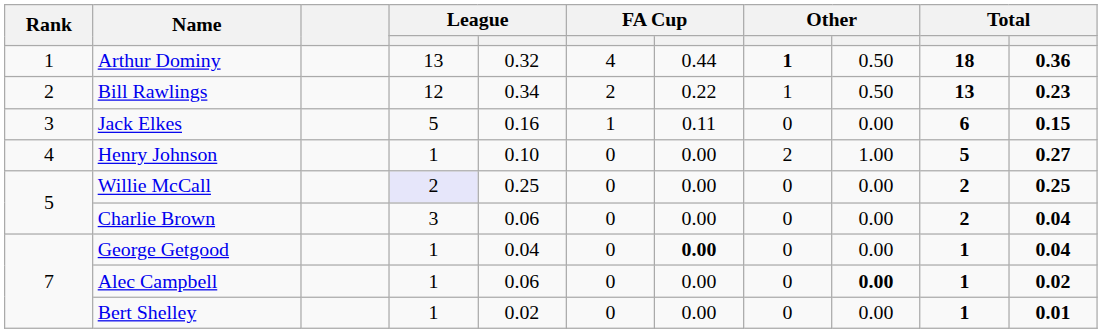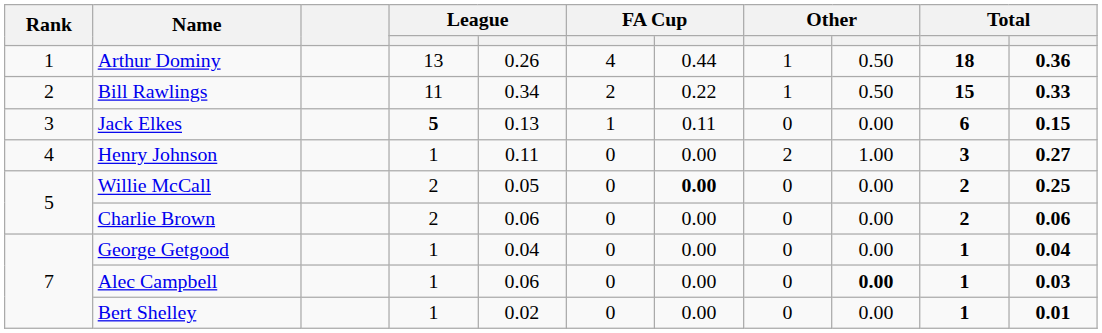(522, 60) 0.32 -> (522, 60) 0.26
(787, 60) bold -> (787, 60) normal
(433, 92) 12 -> (433, 92) 11
(964, 92) 13 -> (964, 92) 15
(1053, 92) 0.23 -> (1053, 92) 0.33
(433, 123) normal -> (433, 123) bold
(522, 123) 0.16 -> (522, 123) 0.13
(522, 155) 0.10 -> (522, 155) 0.11
(964, 155) 5 -> (964, 155) 3
(433, 186) lavender background -> (433, 186) no background
(522, 186) 0.25 -> (522, 186) 0.05
(699, 186) normal -> (699, 186) bold
(433, 218) 3 -> (433, 218) 2
(1053, 218) 0.04 -> (1053, 218) 0.06
(699, 249) bold -> (699, 249) normal
(1053, 281) 0.02 -> (1053, 281) 0.03
